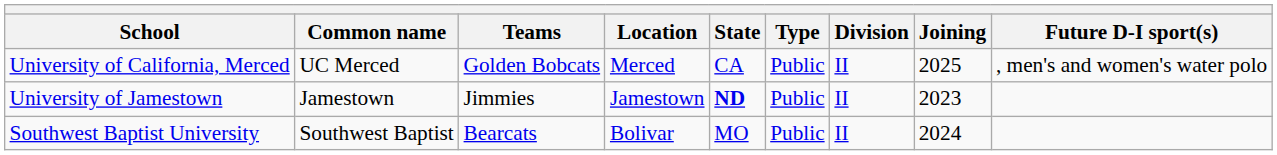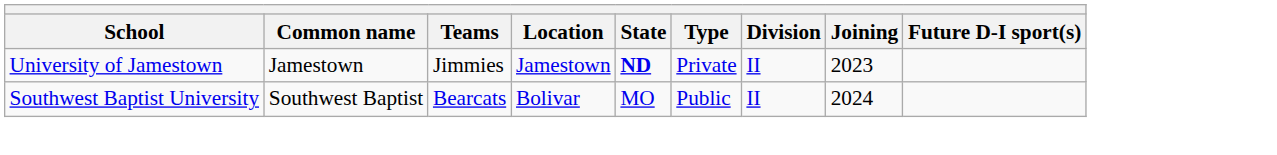- row: (150, 64)
(797, 98) Public -> (706, 64) Private
